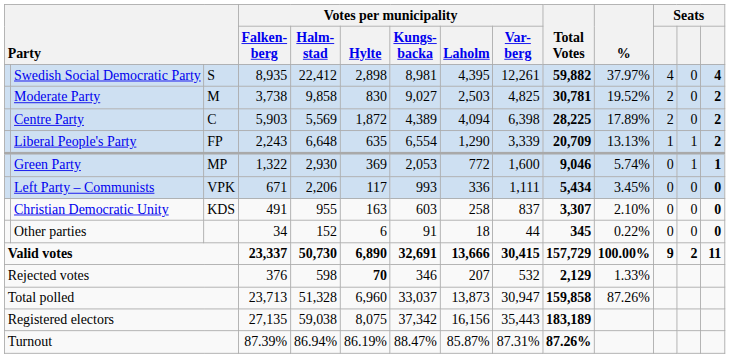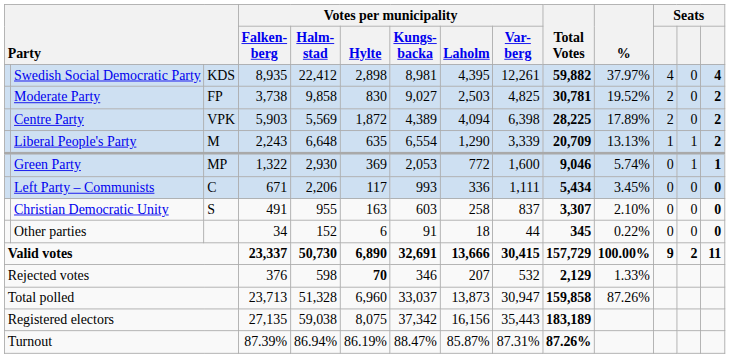(211, 75) S -> (221, 75) KDS
(213, 97) M -> (215, 97) FP
(212, 119) C -> (221, 119) VPK
(215, 141) FP -> (213, 141) M
(221, 187) VPK -> (212, 187) C
(221, 209) KDS -> (211, 209) S
